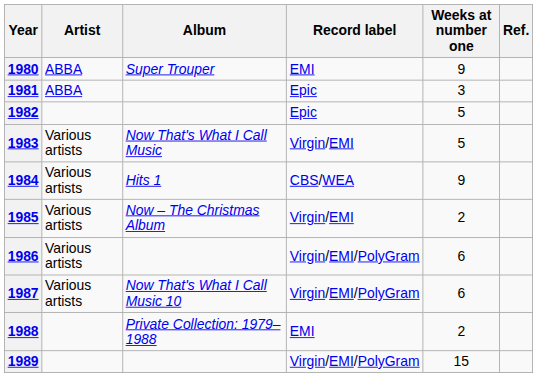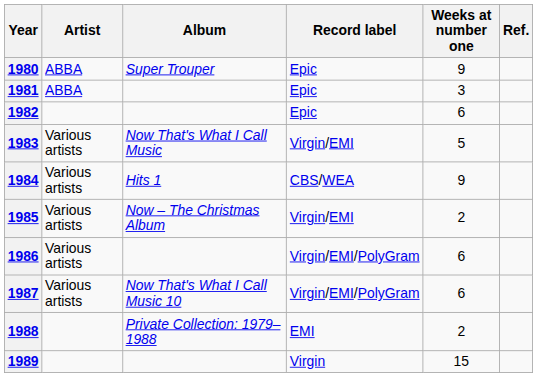(302, 68) EMI -> (303, 68) Epic
(461, 113) 5 -> (461, 113) 6
(355, 361) Virgin/EMI/PolyGram -> (308, 361) Virgin
